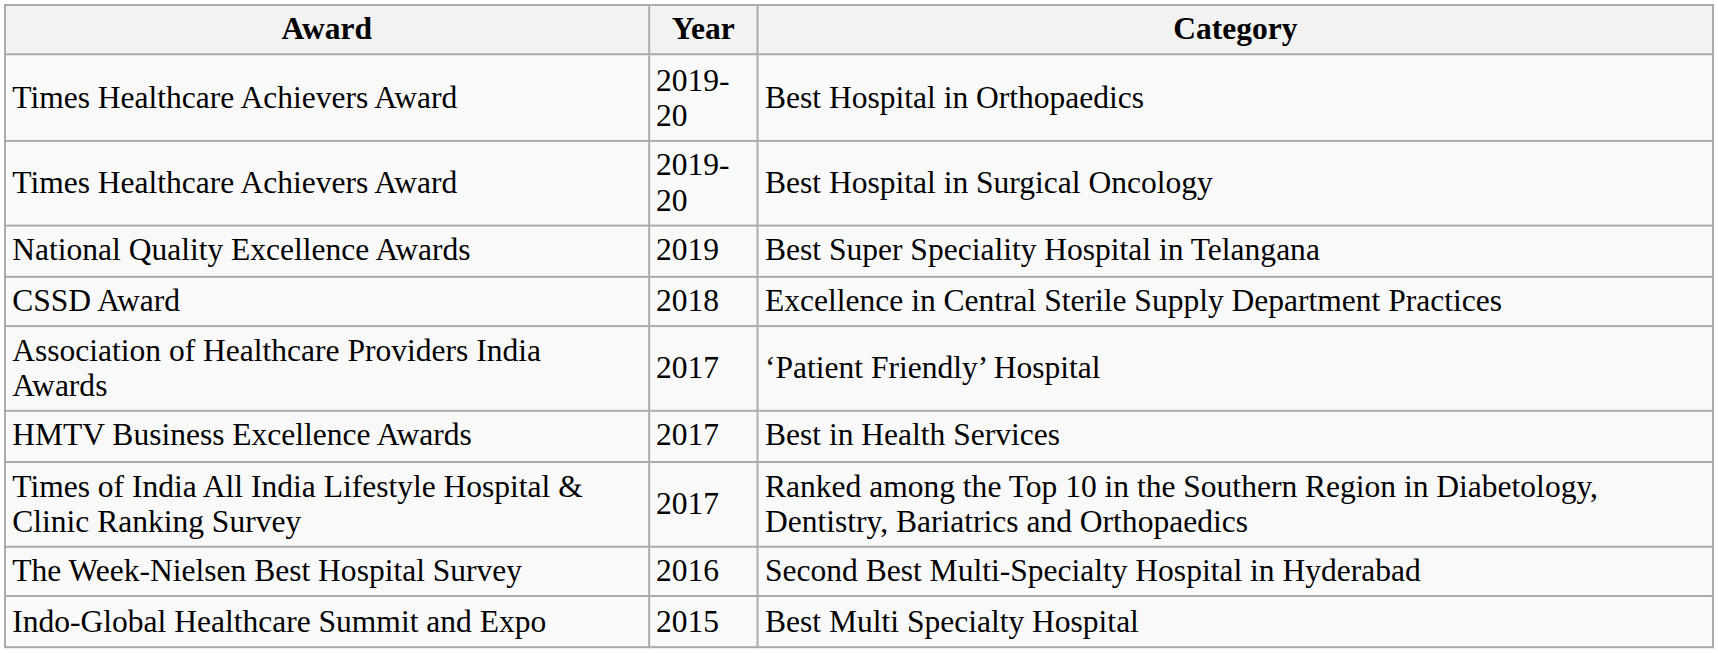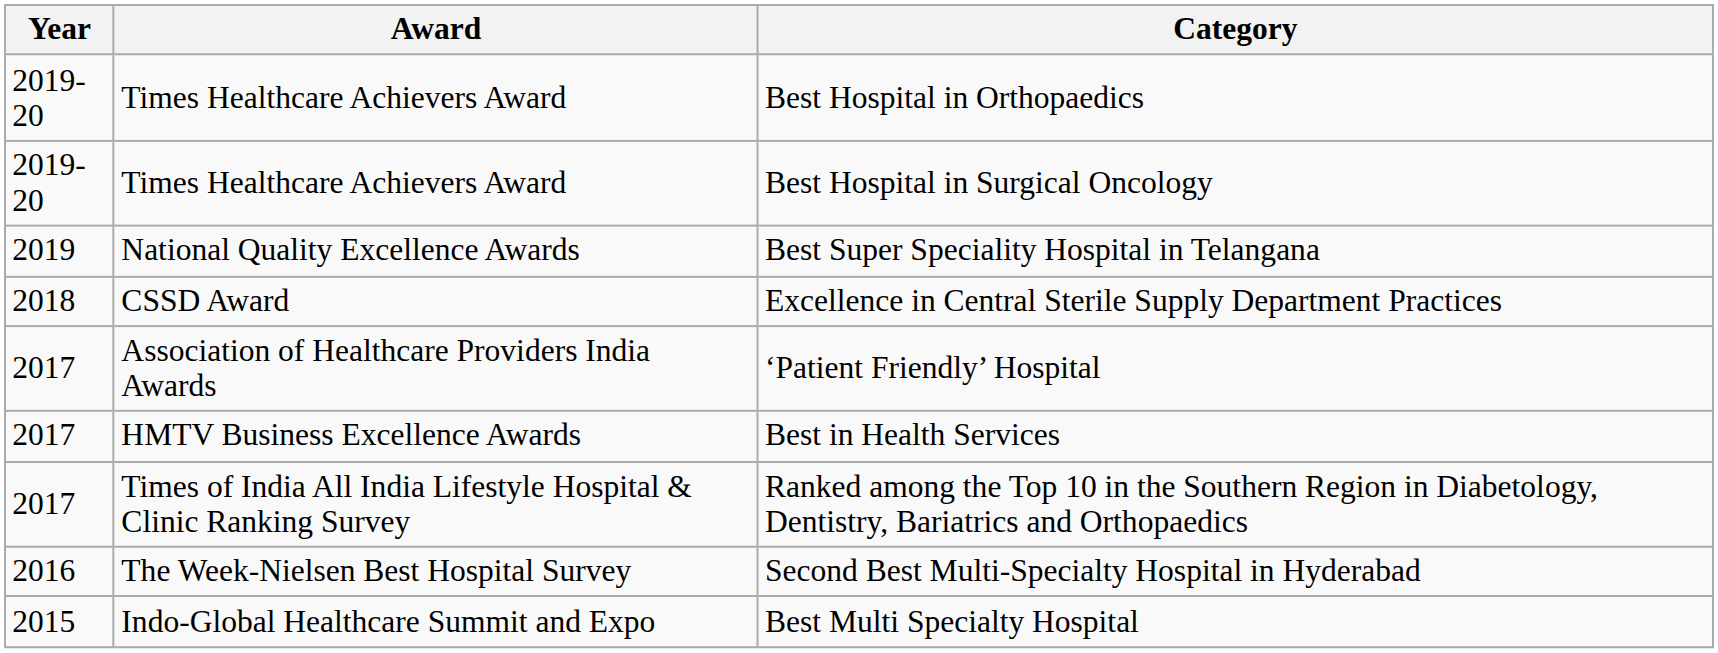columns swapped: (327, 29) <-> (703, 29)
